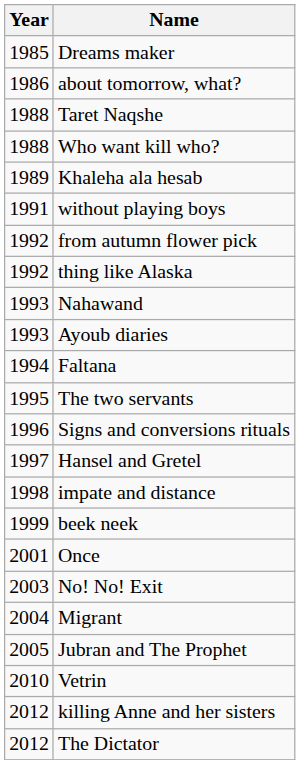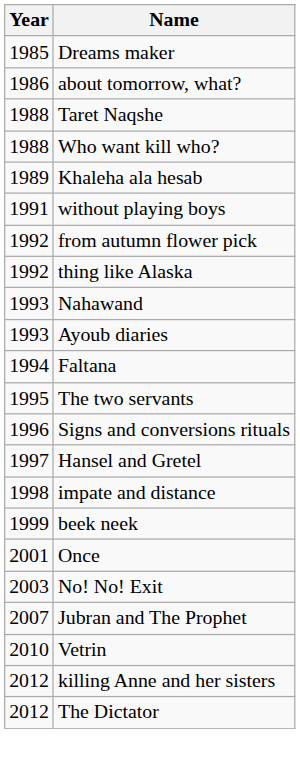- row: (90, 618)
(29, 649) 2005 -> (29, 618) 2007
